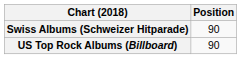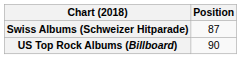(214, 29) 90 -> (214, 29) 87
